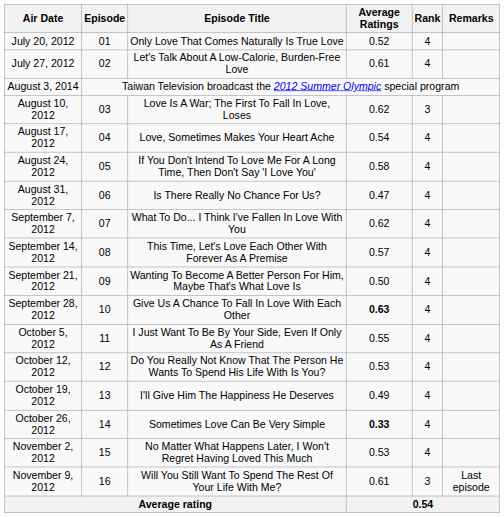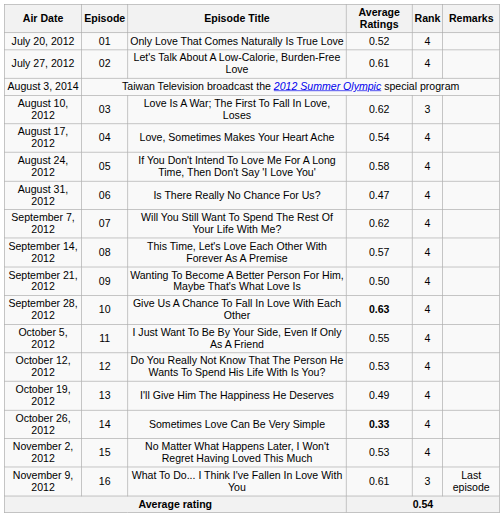(237, 224) What To Do... I Think I've Fallen In Love With You -> (237, 224) Will You Still Want To Spend The Rest Of Your Life With Me?
(237, 481) Will You Still Want To Spend The Rest Of Your Life With Me? -> (237, 481) What To Do... I Think I've Fallen In Love With You
